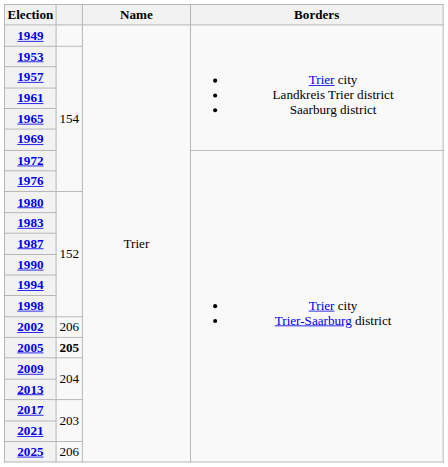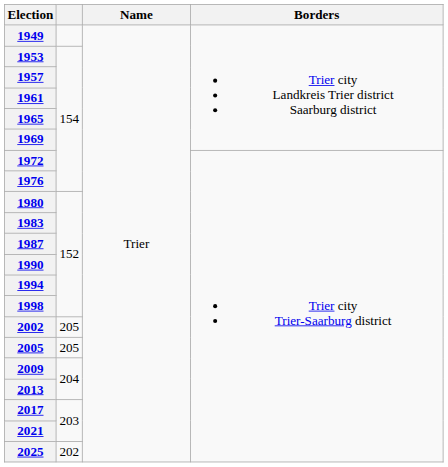(69, 327) 206 -> (69, 327) 205
(69, 347) bold -> (69, 347) normal
(69, 451) 206 -> (69, 451) 202
